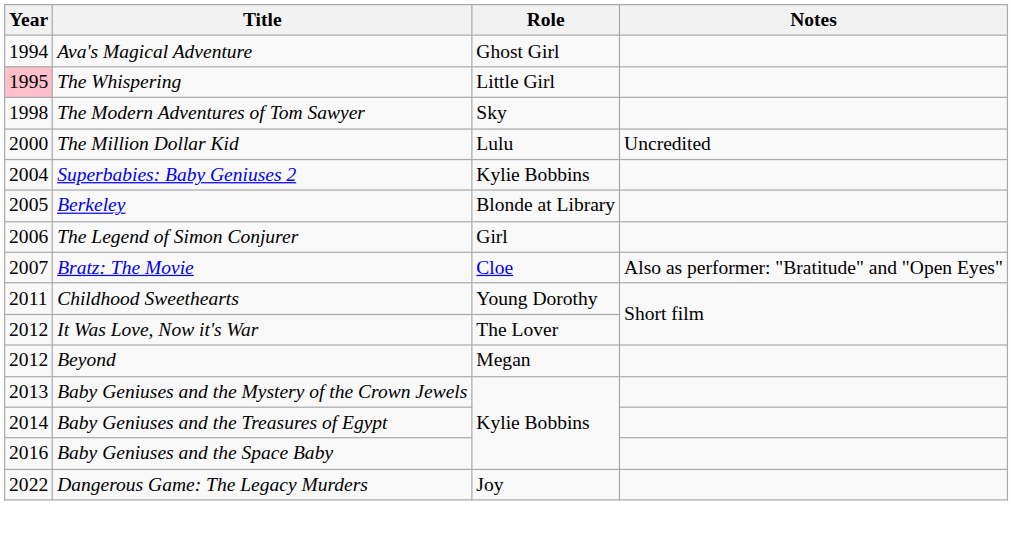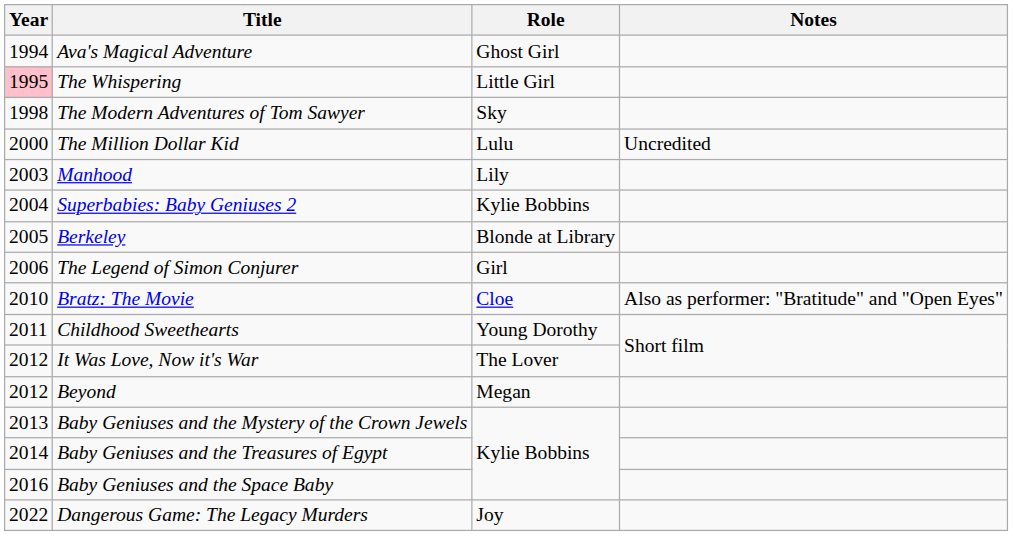+ row: (95, 174)
(29, 267) 2007 -> (29, 298) 2010
